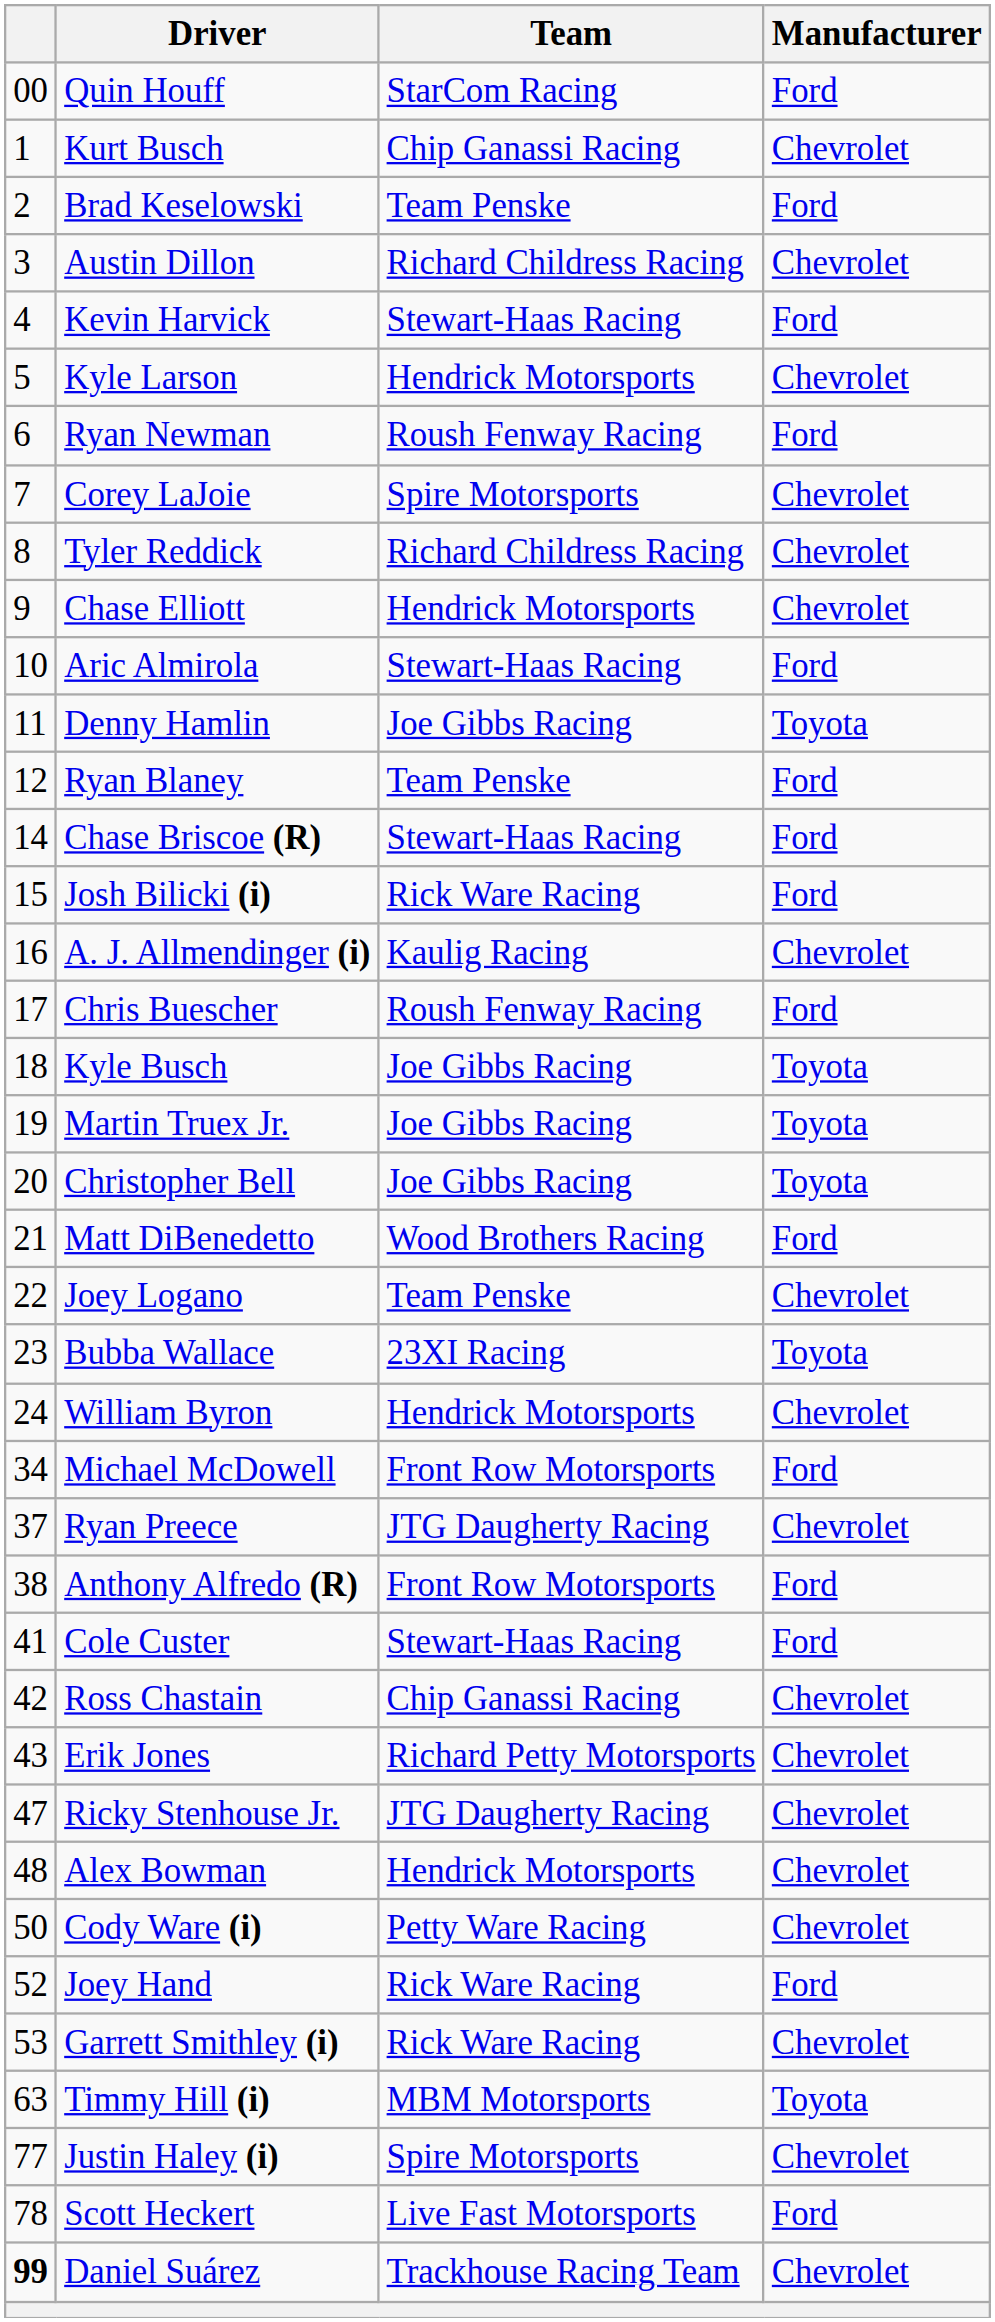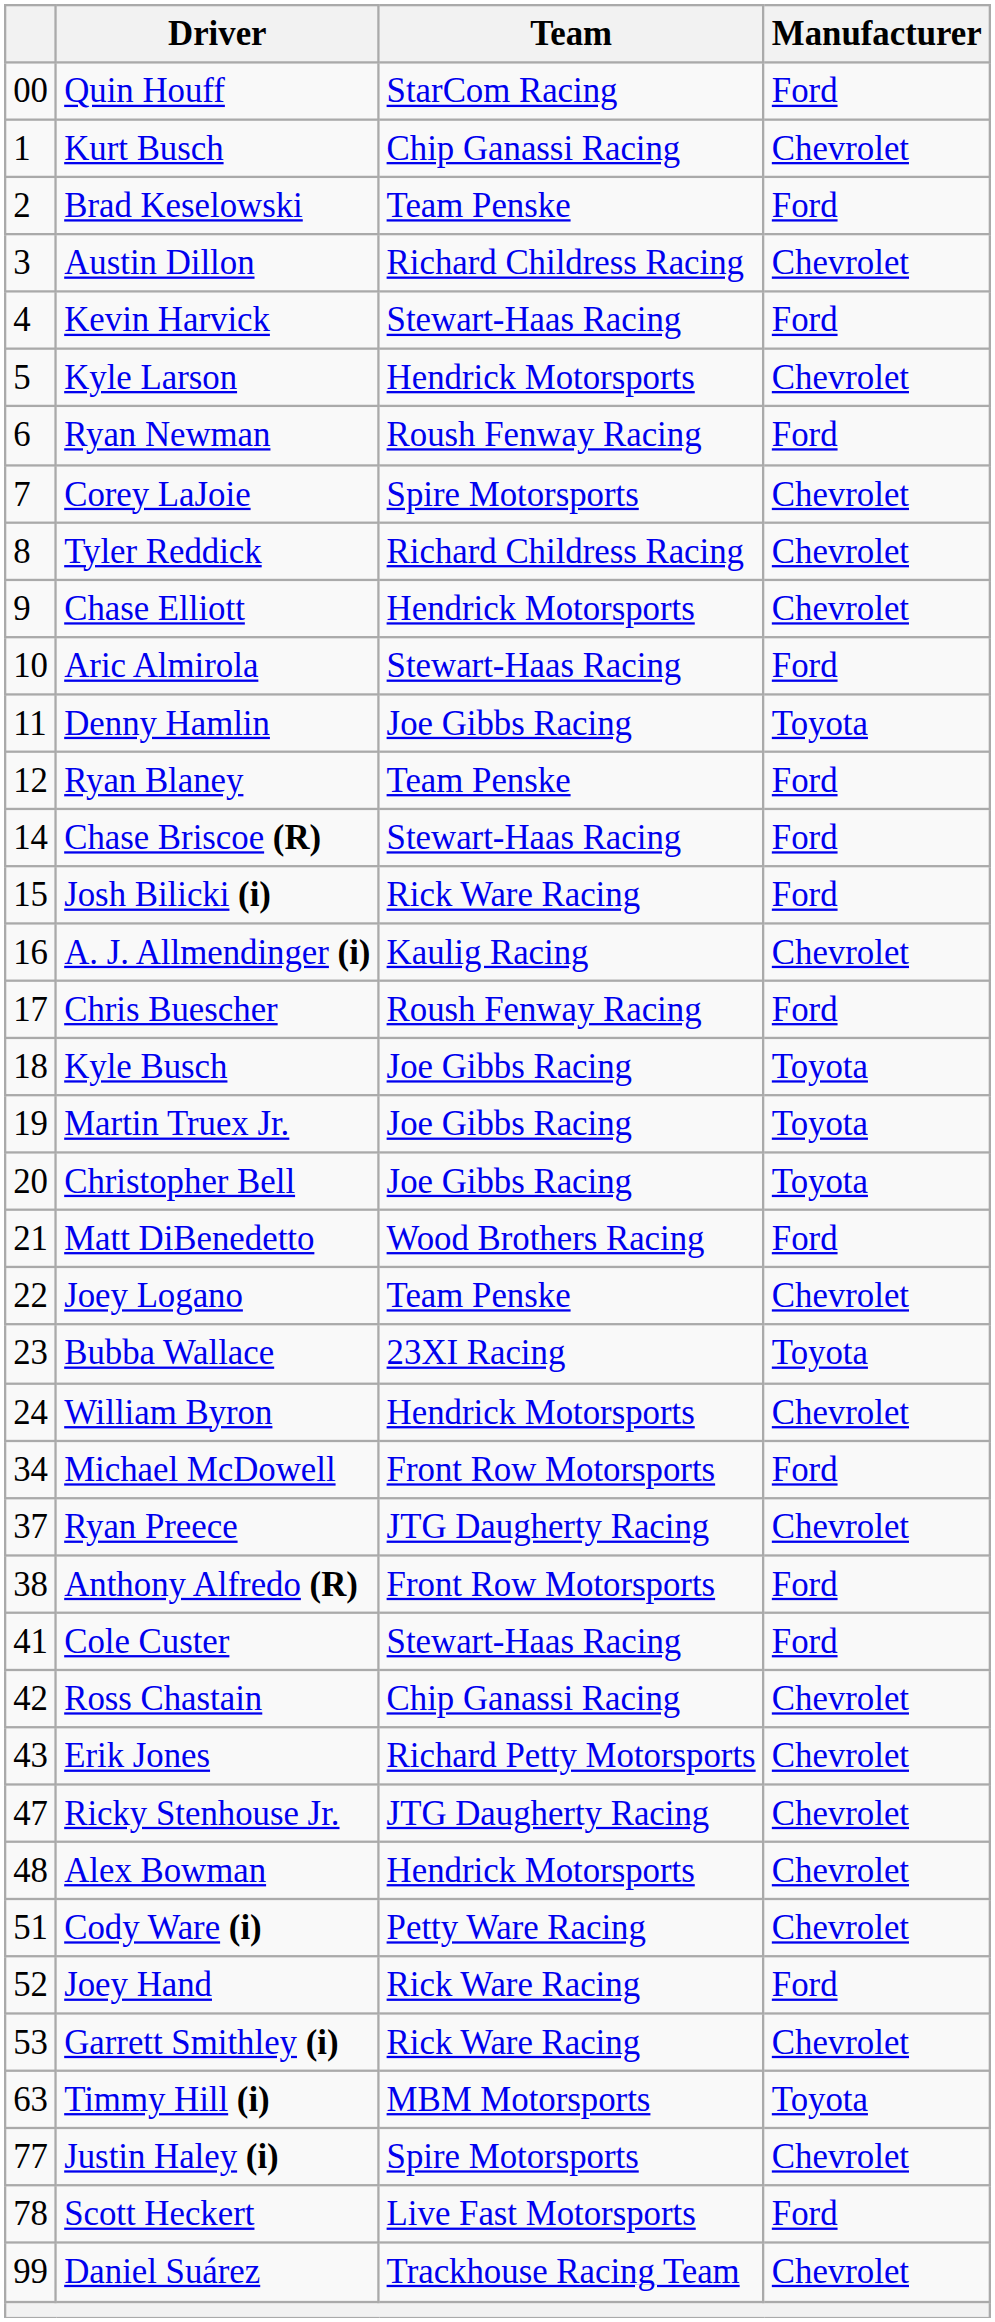(31, 1927) 50 -> (31, 1927) 51
(31, 2271) bold -> (31, 2271) normal
